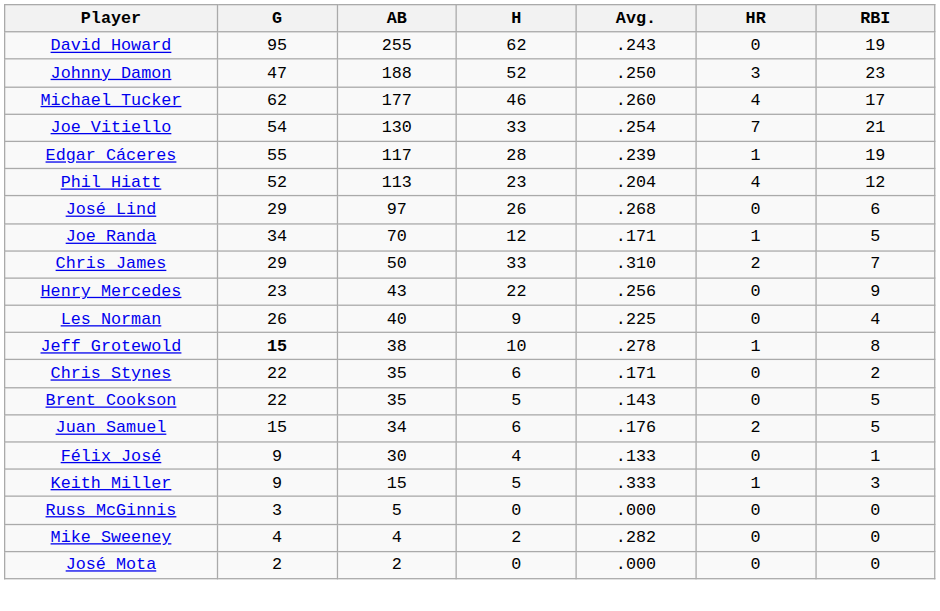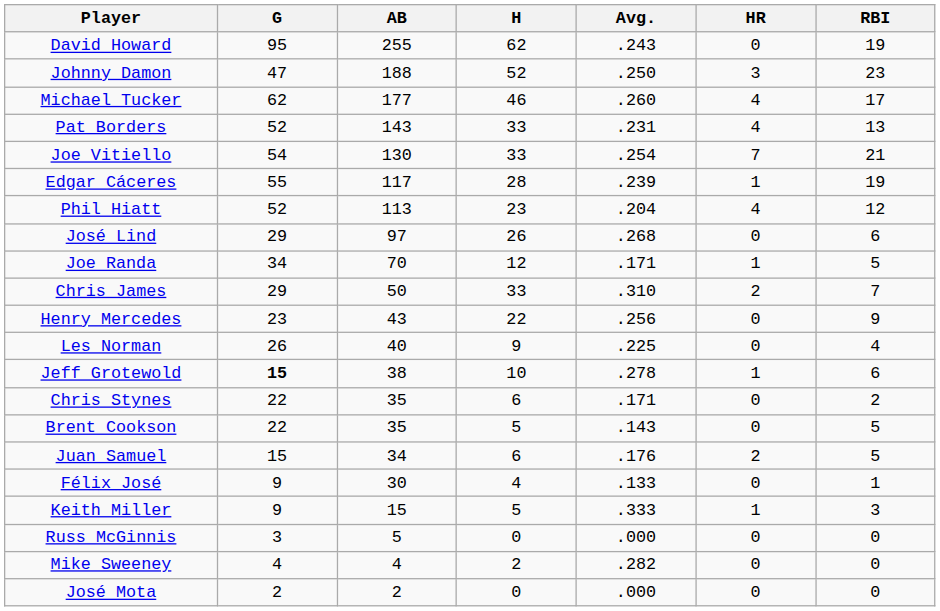+ row: (111, 128)
(875, 346) 8 -> (875, 374) 6
